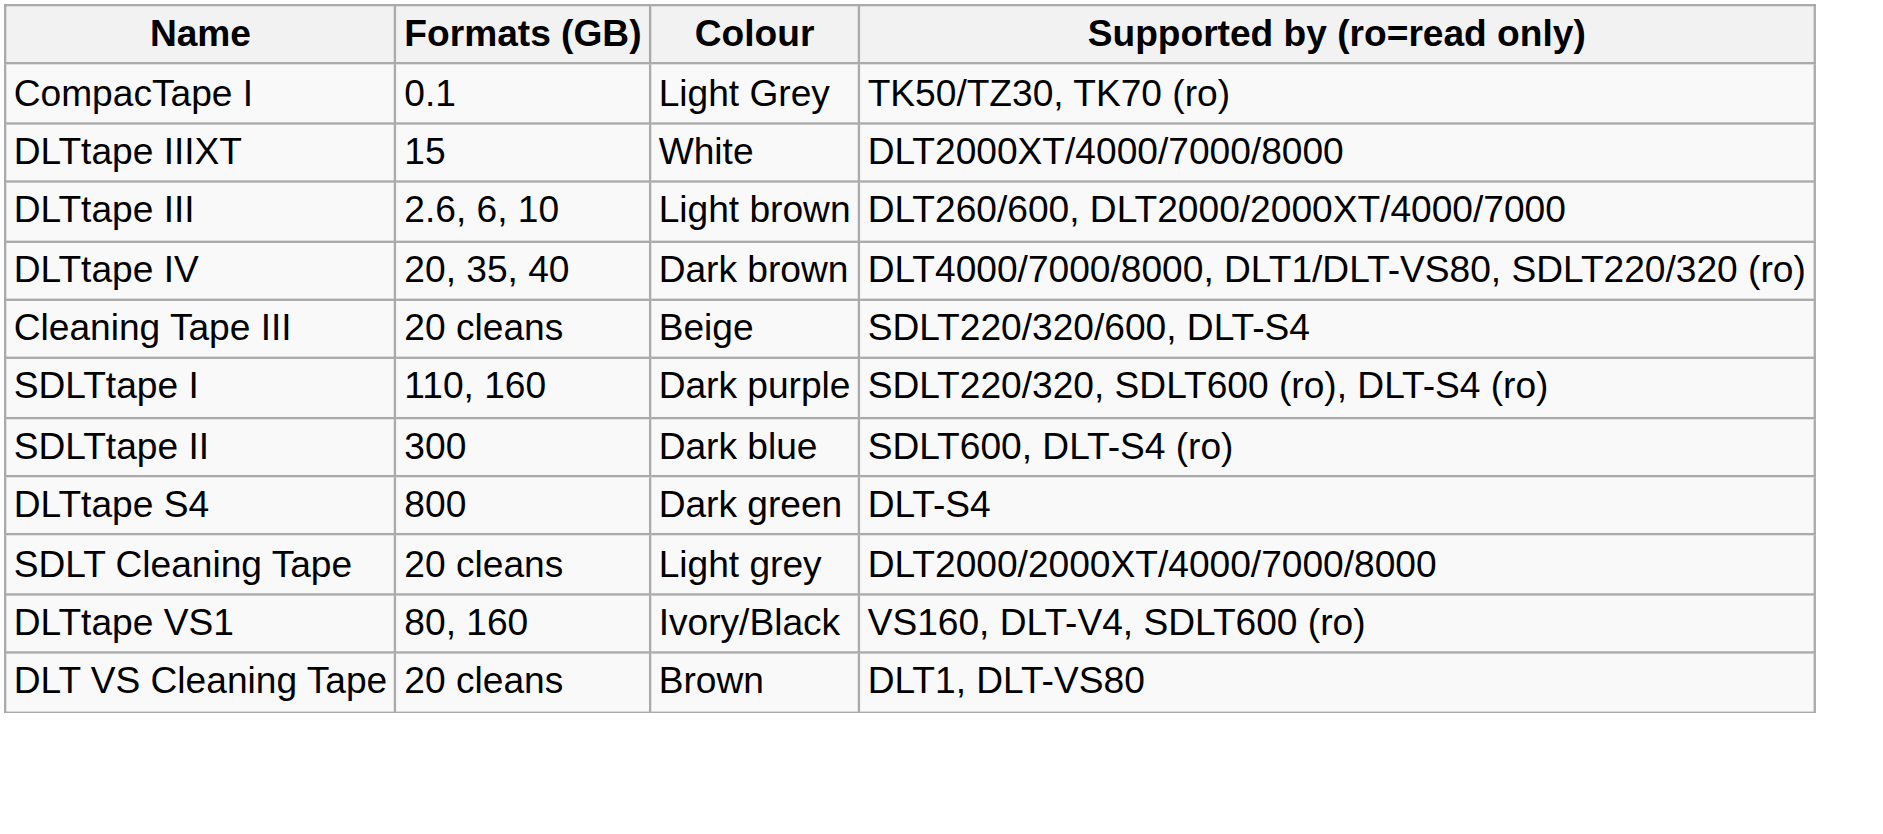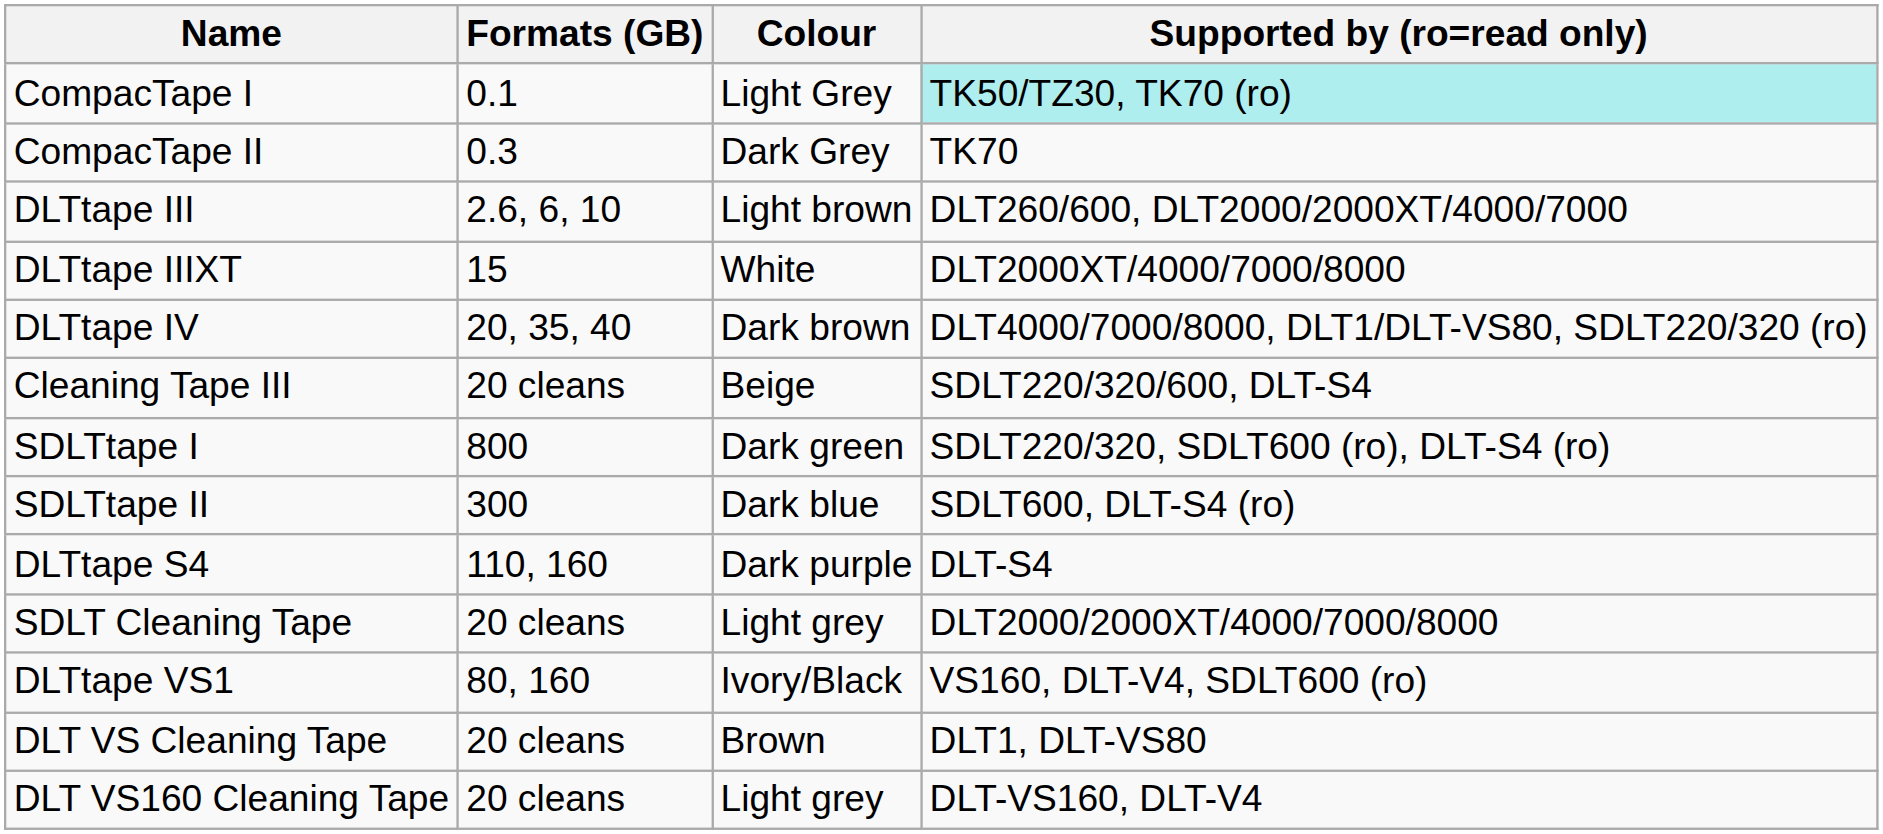(1049, 92) no background -> (1111, 92) paleturquoise background
+ row: (139, 151)
rows swapped: (104, 210) <-> (128, 151)
(475, 387) 110, 160 -> (497, 446) 800
(755, 387) Dark purple -> (812, 446) Dark green
(435, 504) 800 -> (537, 563) 110, 160
(750, 504) Dark green -> (816, 563) Dark purple
+ row: (231, 799)
